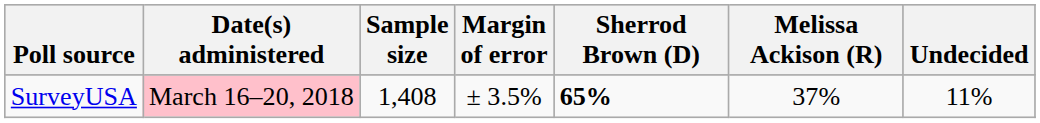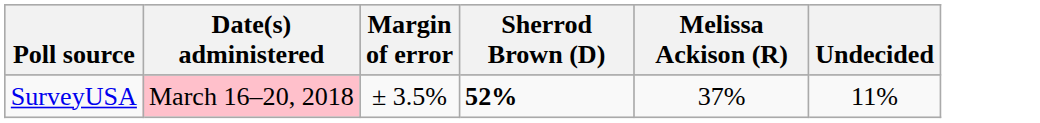- column: (407, 39)
(586, 95) 65% -> (491, 95) 52%
